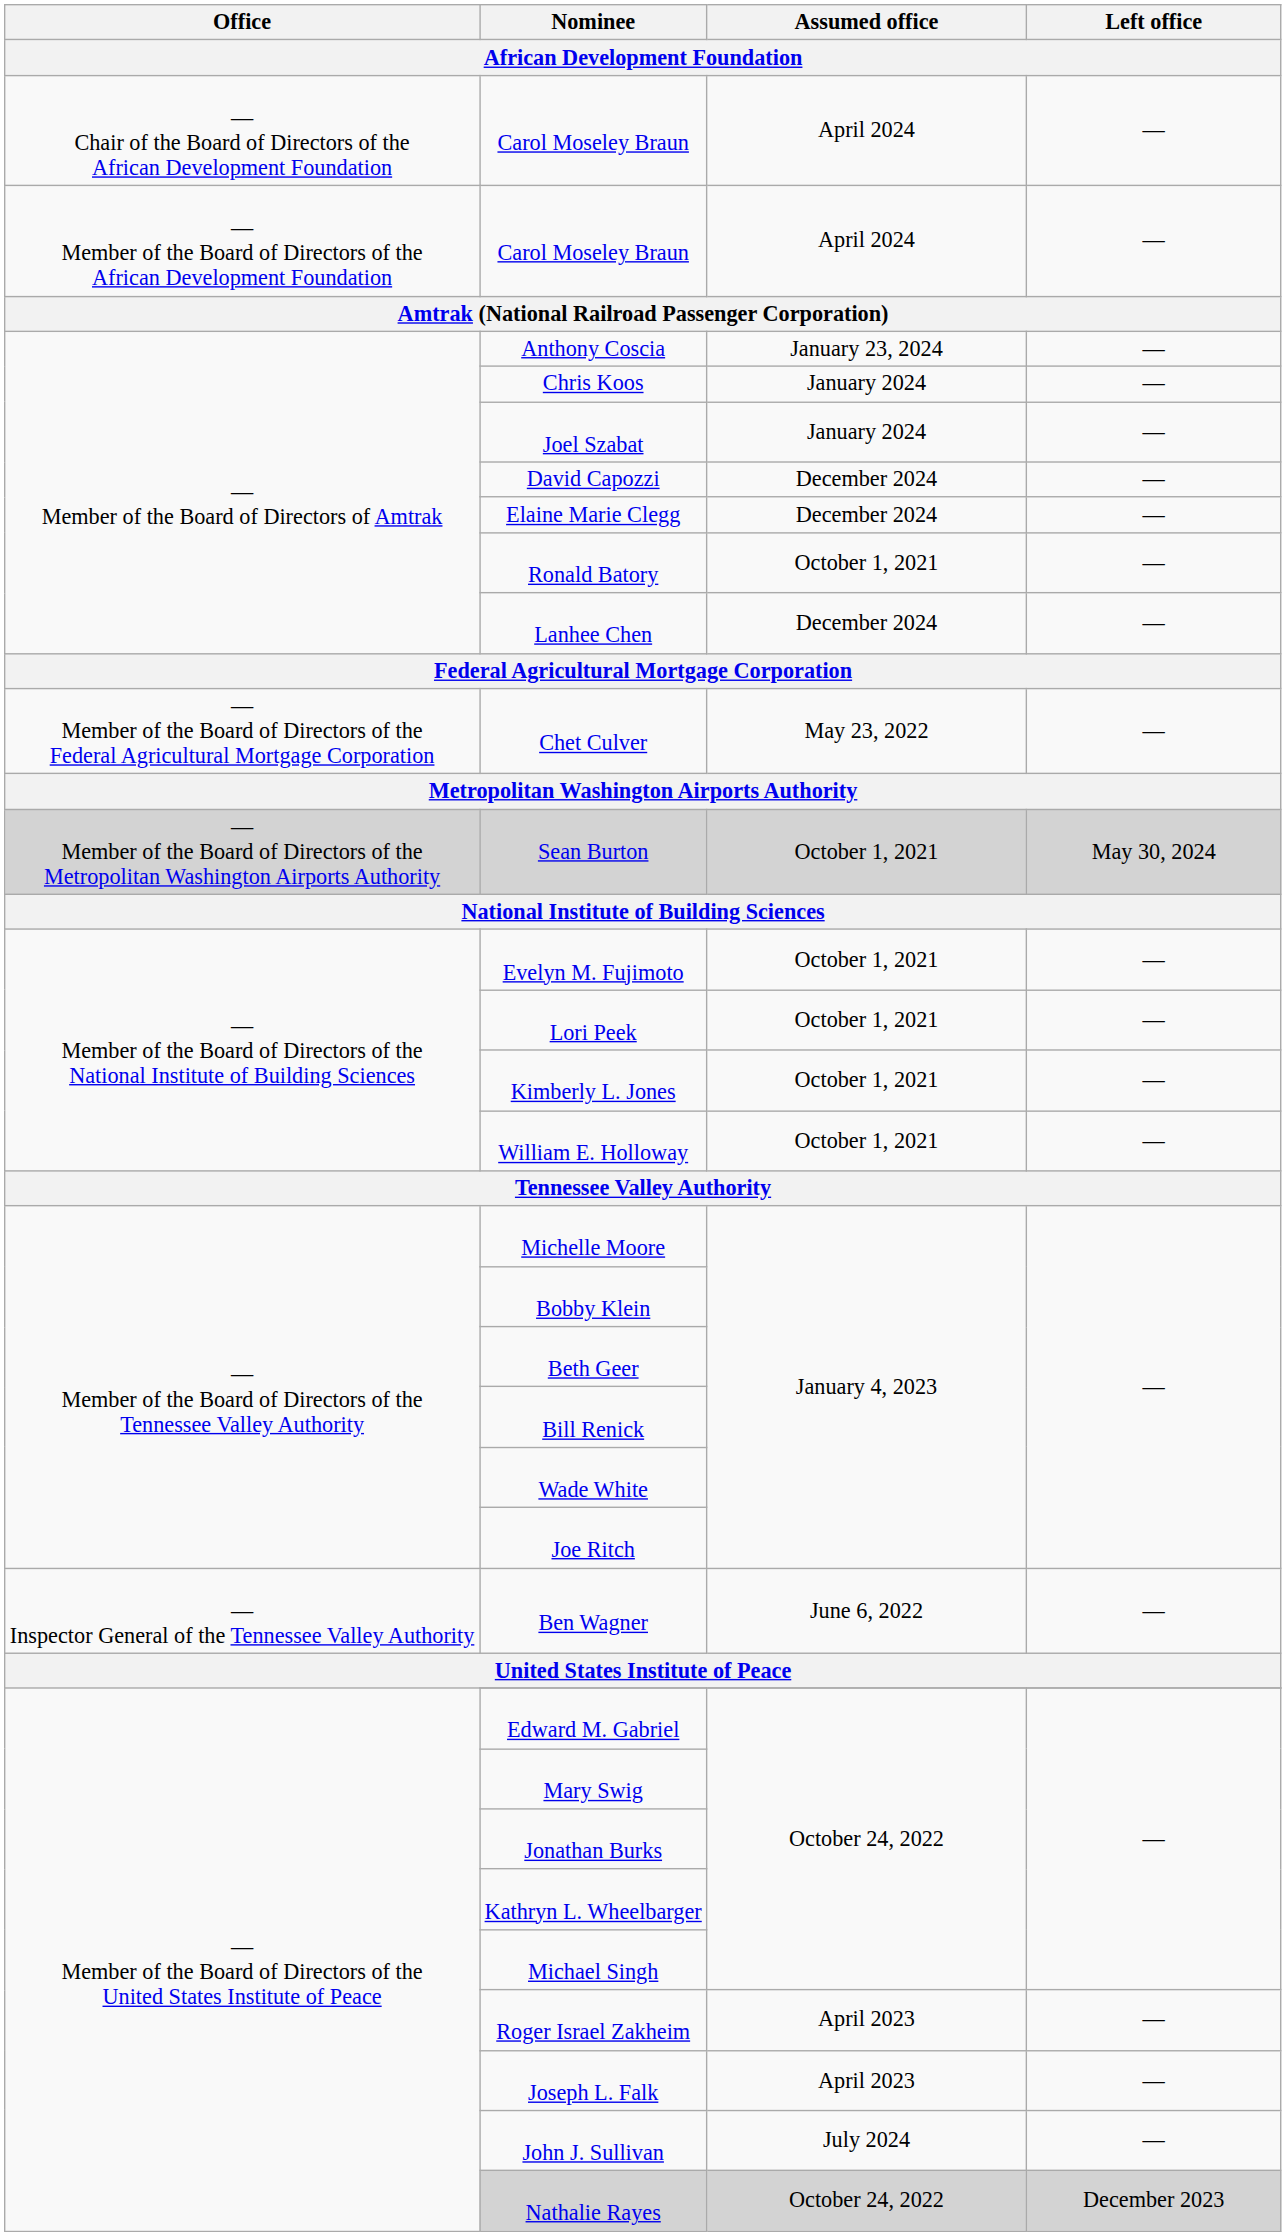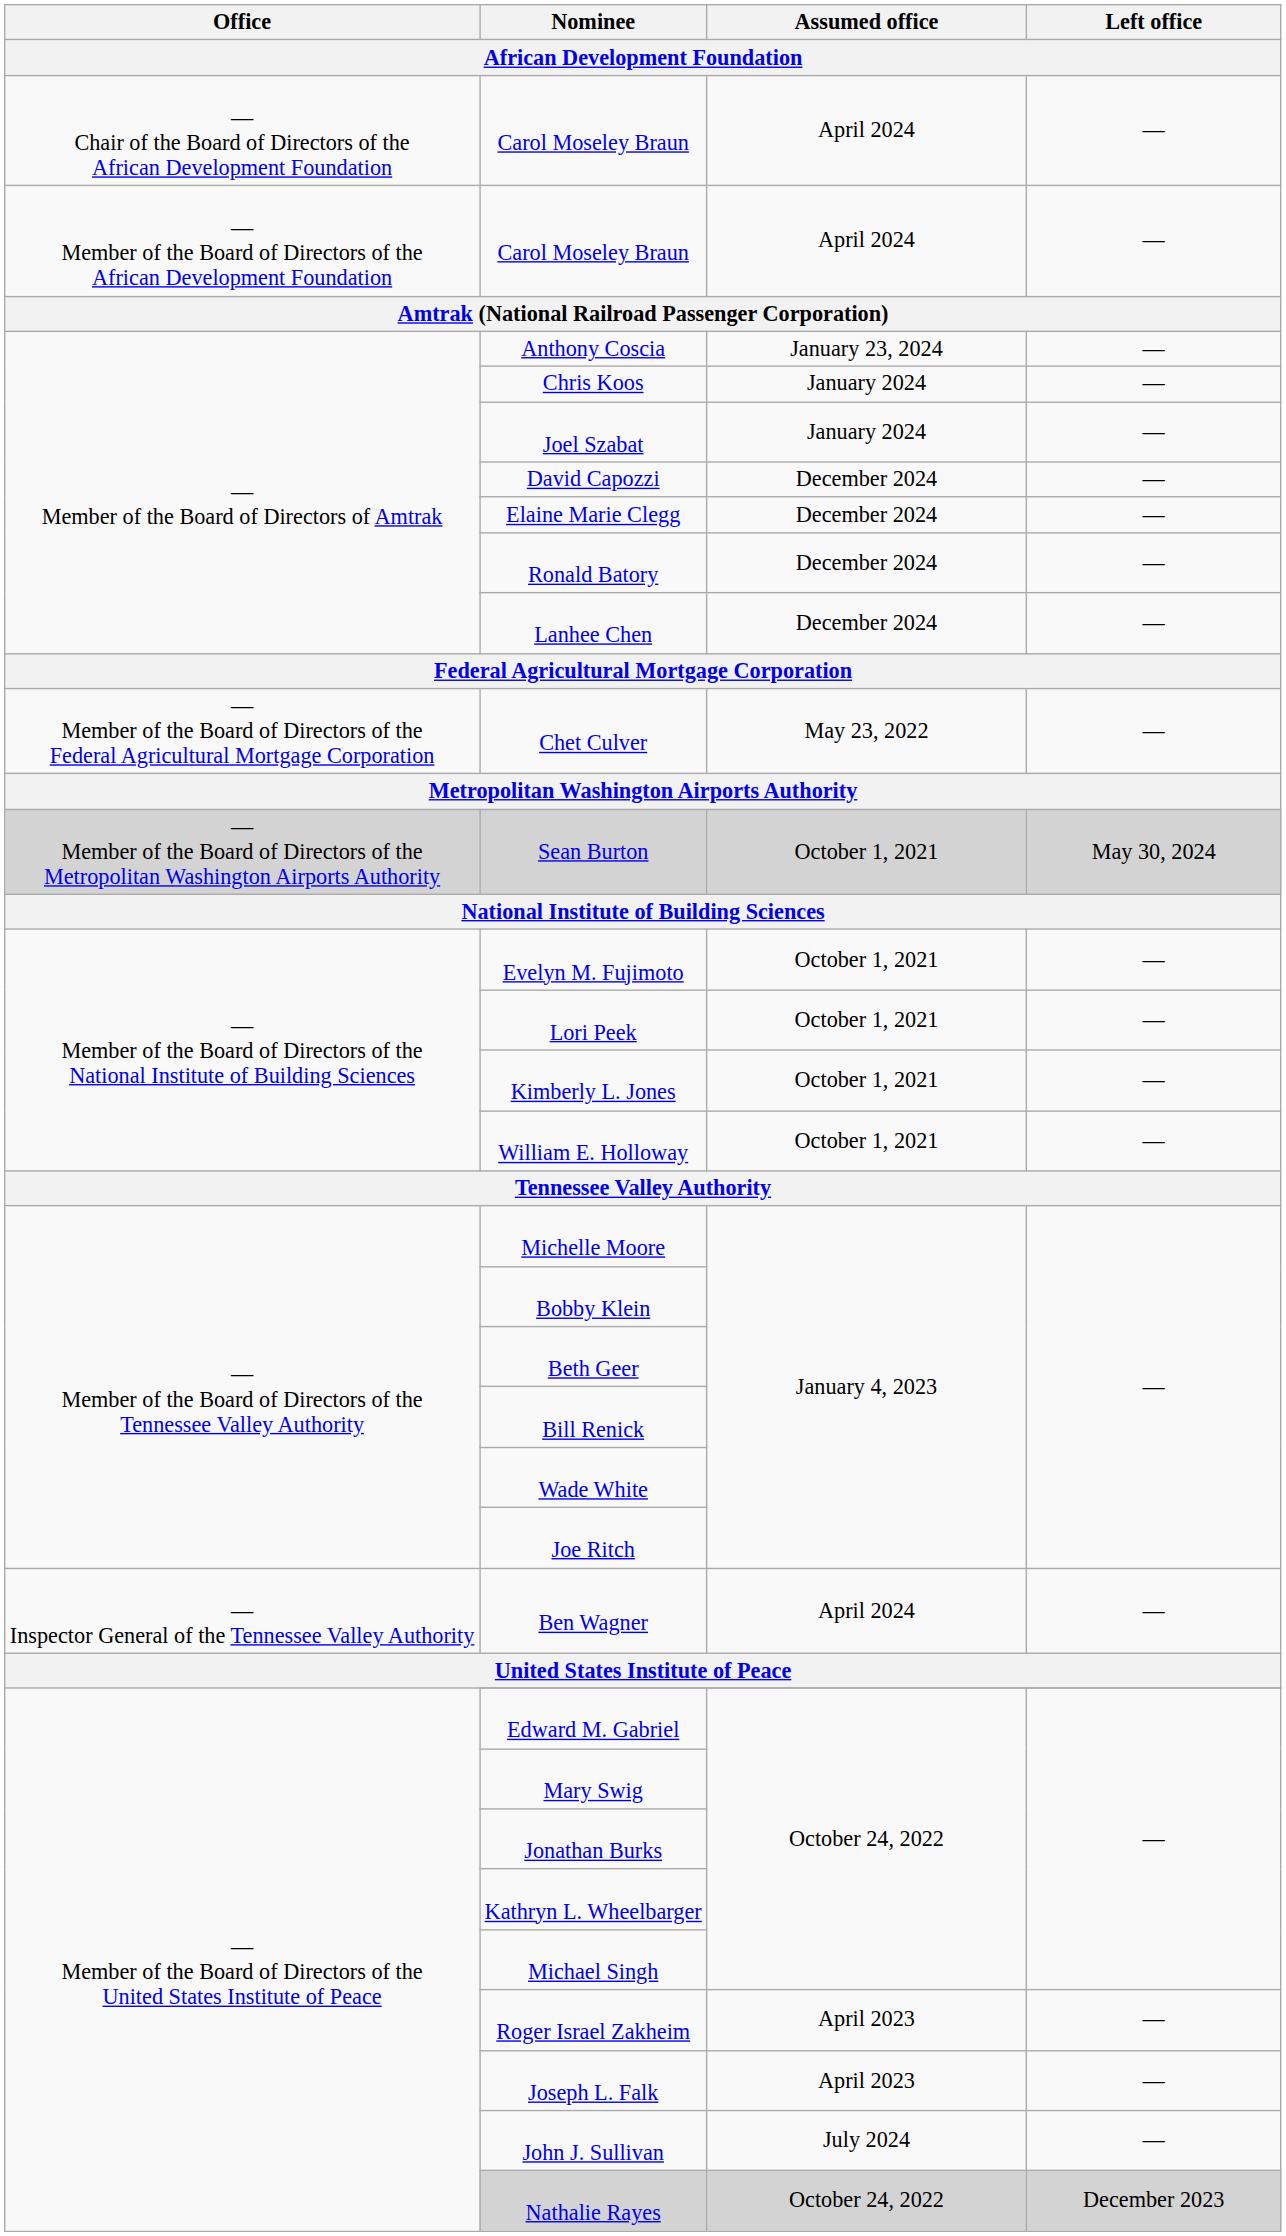(866, 562) October 1, 2021 -> (866, 562) December 2024
(866, 1610) June 6, 2022 -> (866, 1610) April 2024
